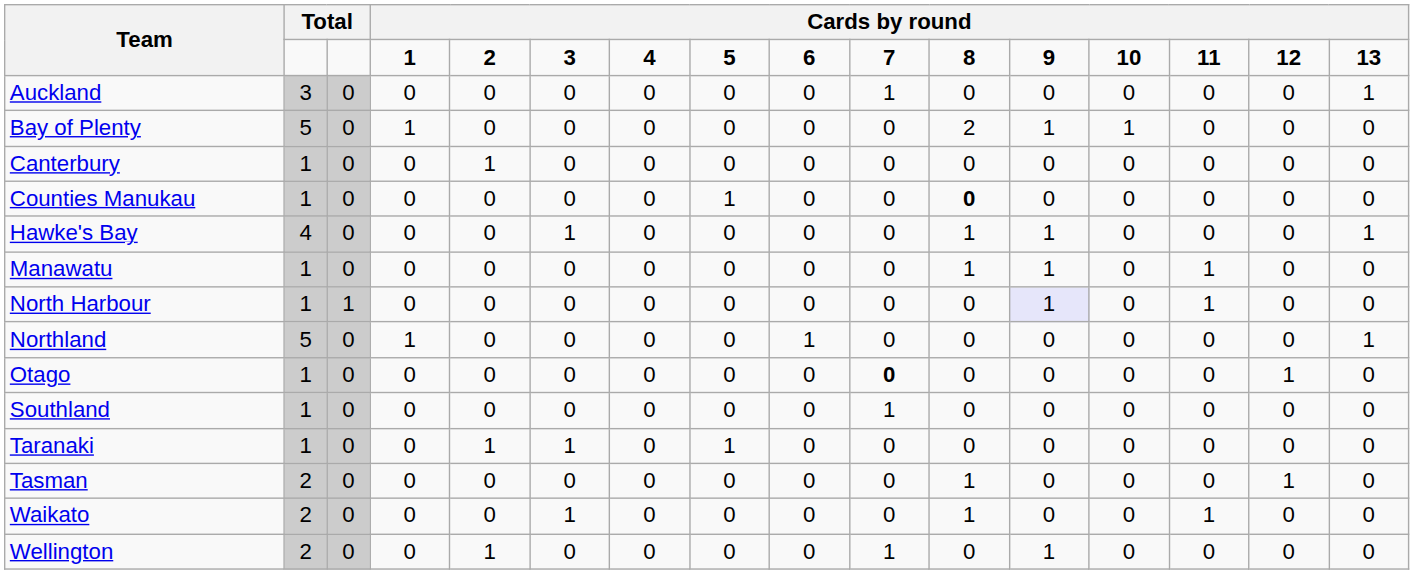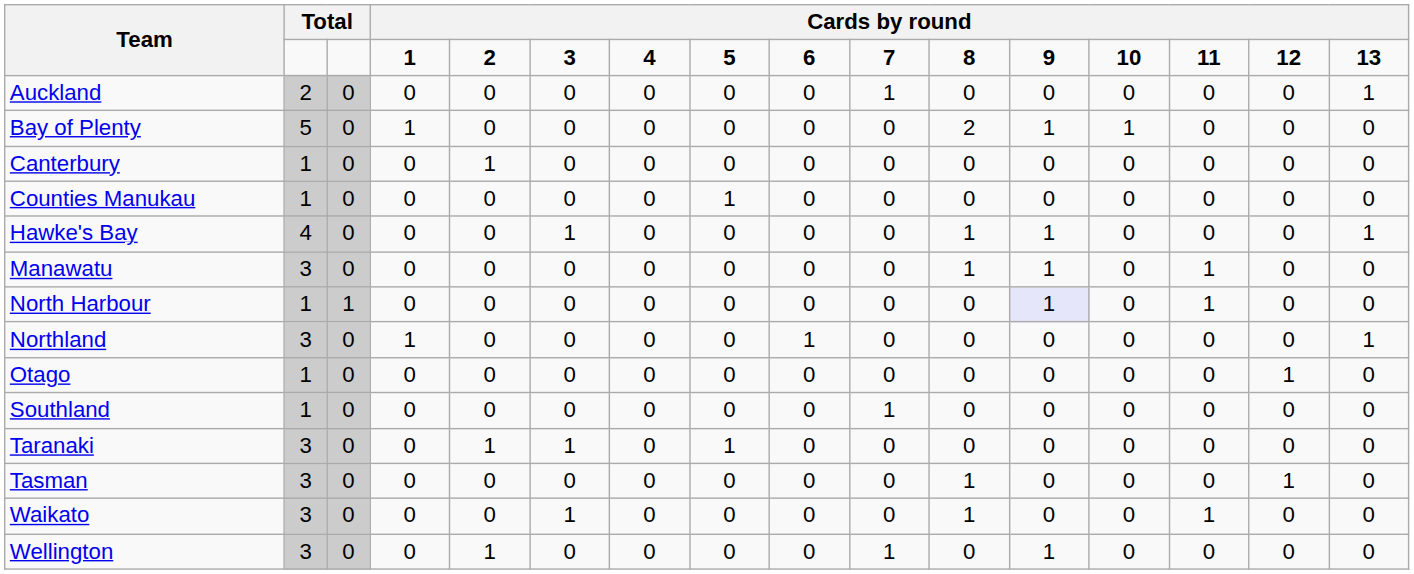(306, 92) 3 -> (306, 92) 2
(969, 198) bold -> (969, 198) normal
(306, 269) 1 -> (306, 269) 3
(306, 339) 5 -> (306, 339) 3
(889, 374) bold -> (889, 374) normal
(306, 445) 1 -> (306, 445) 3
(306, 480) 2 -> (306, 480) 3
(306, 515) 2 -> (306, 515) 3
(306, 551) 2 -> (306, 551) 3
